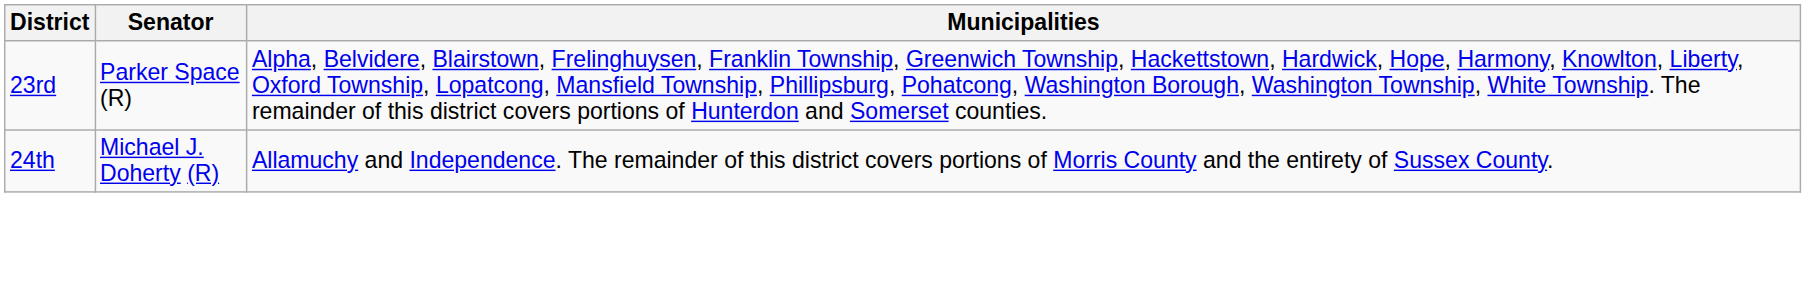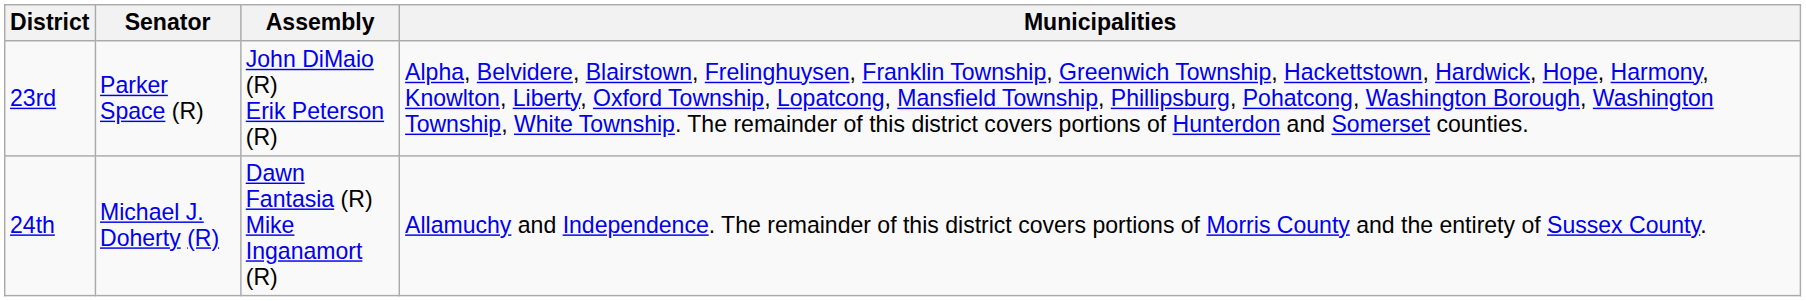+ column: (320, 22)
